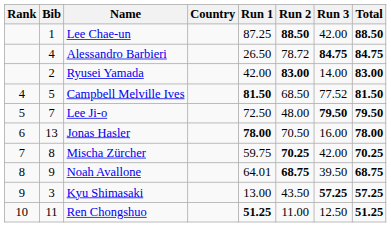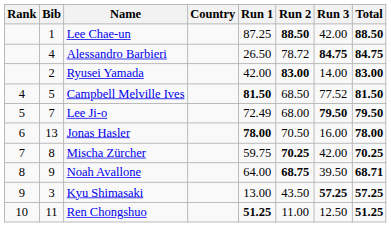(257, 113) 72.50 -> (257, 113) 72.49
(295, 113) 48.00 -> (295, 113) 68.00
(257, 172) 64.01 -> (257, 172) 64.00
(369, 172) 68.75 -> (369, 172) 68.71
